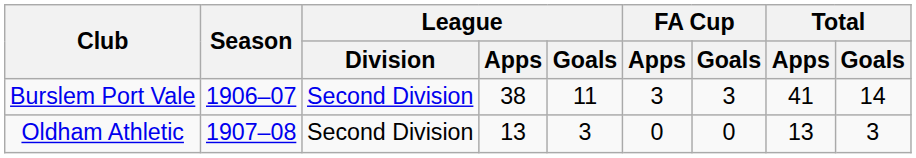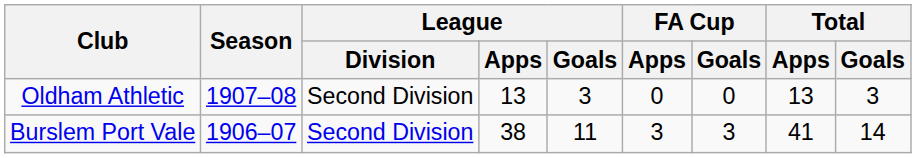rows swapped: (103, 96) <-> (103, 133)
